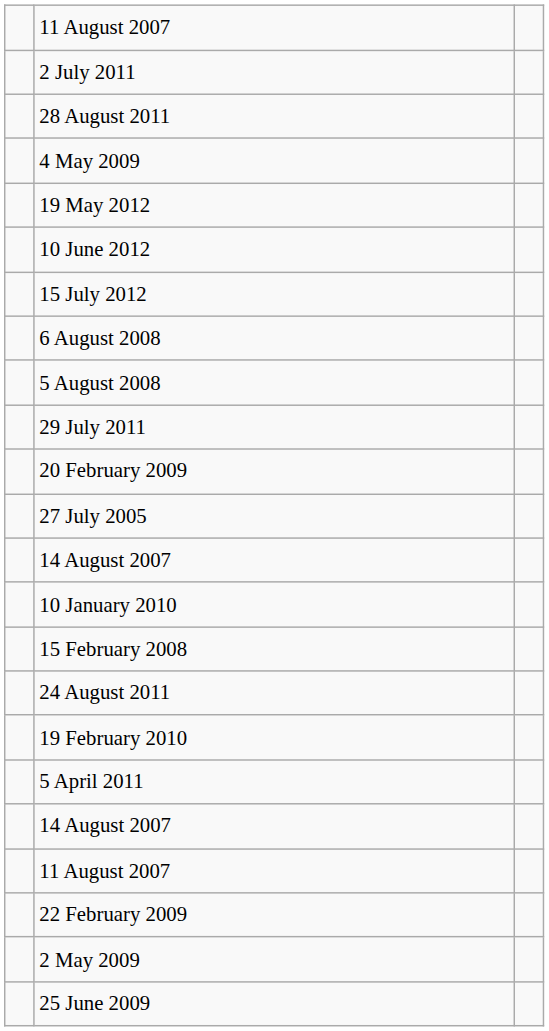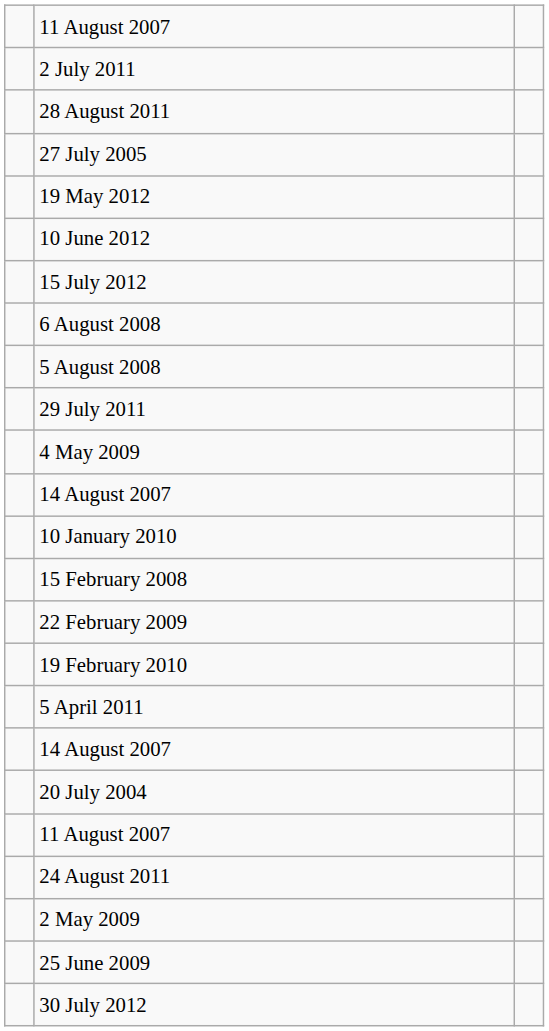rows swapped: (20, 516) <-> (20, 161)
- row: (20, 471)
rows swapped: (20, 915) <-> (20, 693)
+ row: (20, 792)
+ row: (20, 1005)
